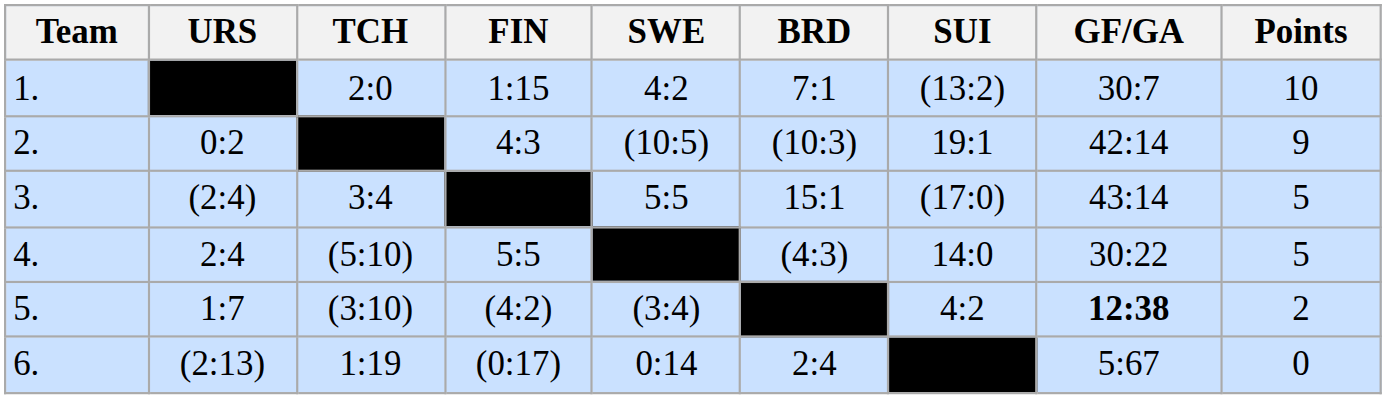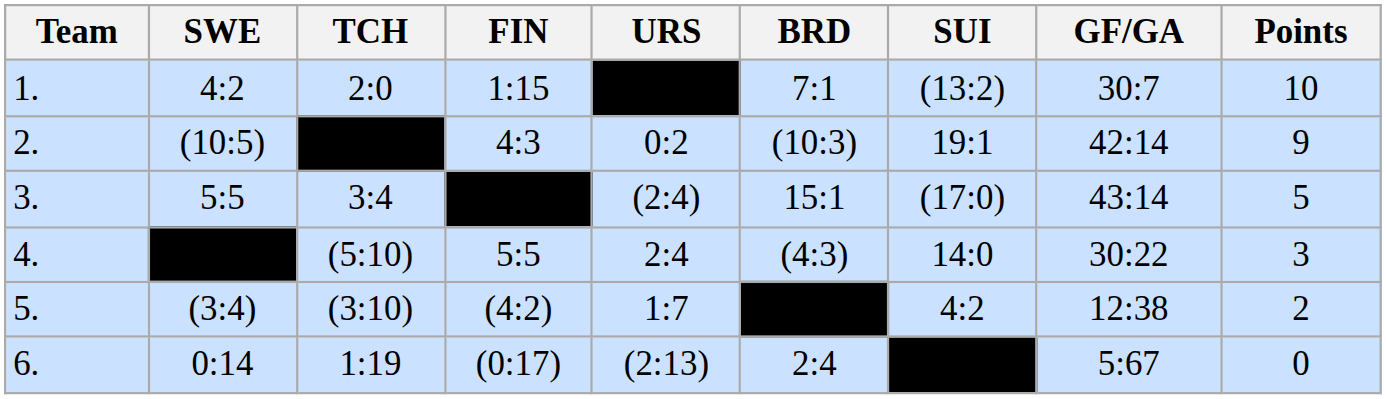columns swapped: (222, 32) <-> (666, 32)
(1301, 253) 5 -> (1301, 253) 3
(1129, 308) bold -> (1129, 308) normal
